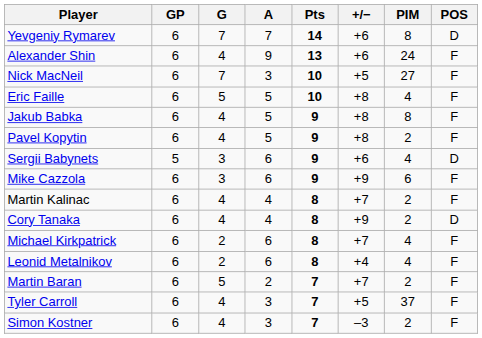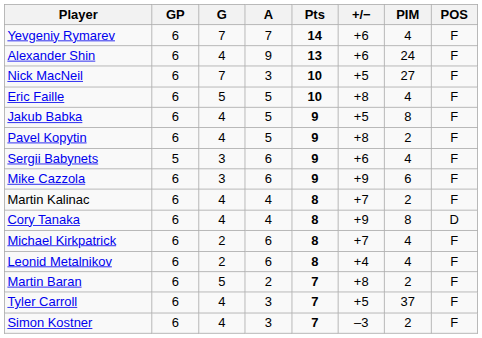(408, 35) 8 -> (408, 35) 4
(454, 35) D -> (454, 35) F
(361, 117) +8 -> (361, 117) +5
(454, 158) D -> (454, 158) F
(408, 220) 2 -> (408, 220) 8
(361, 281) +7 -> (361, 281) +8
